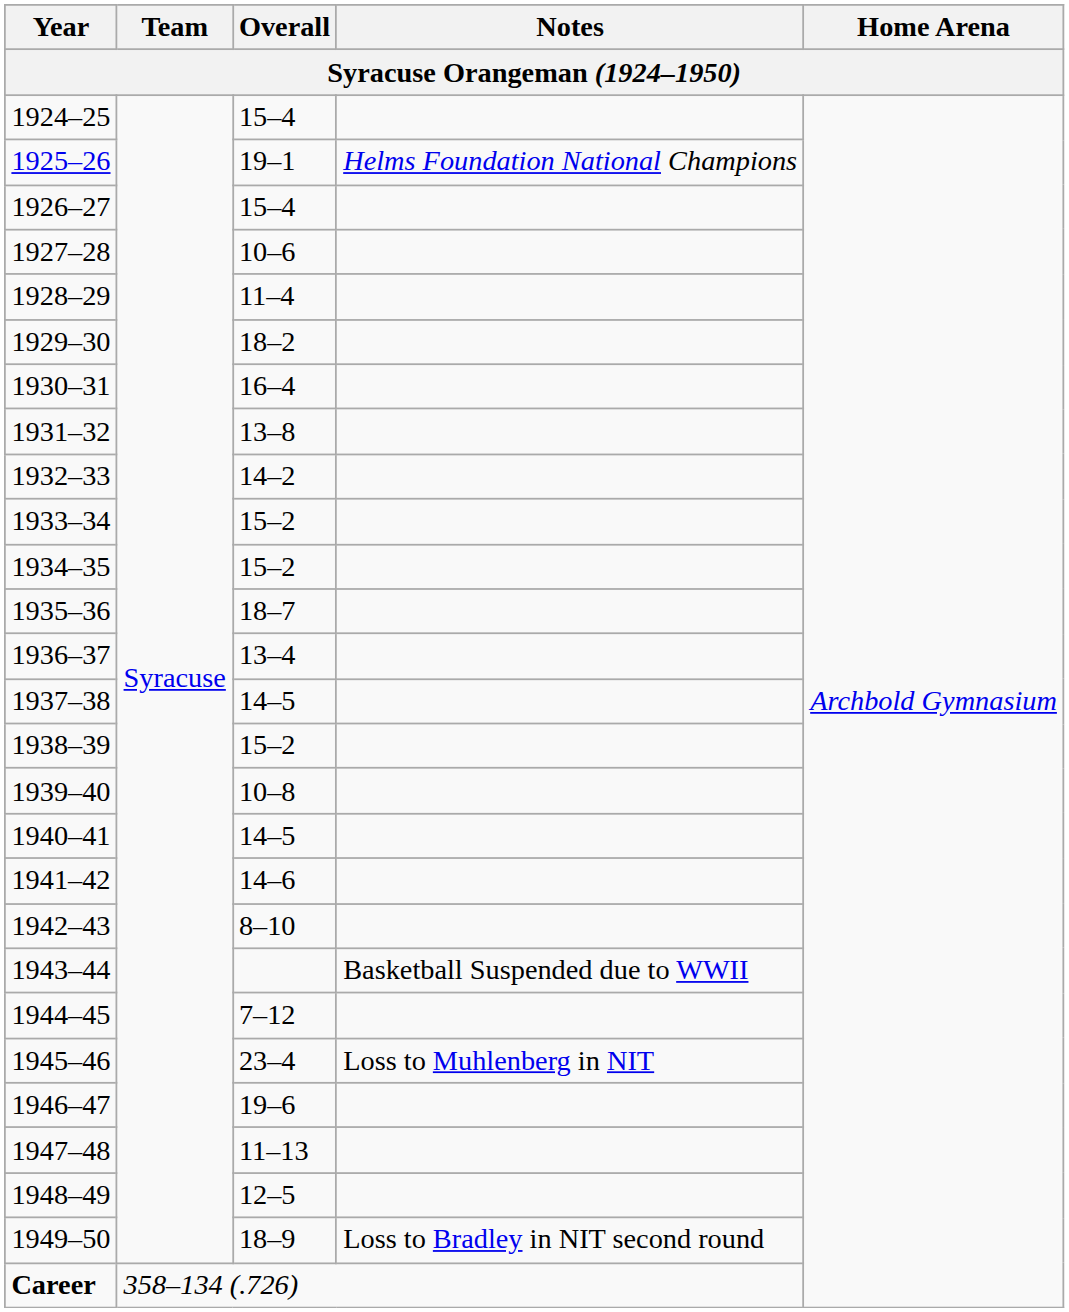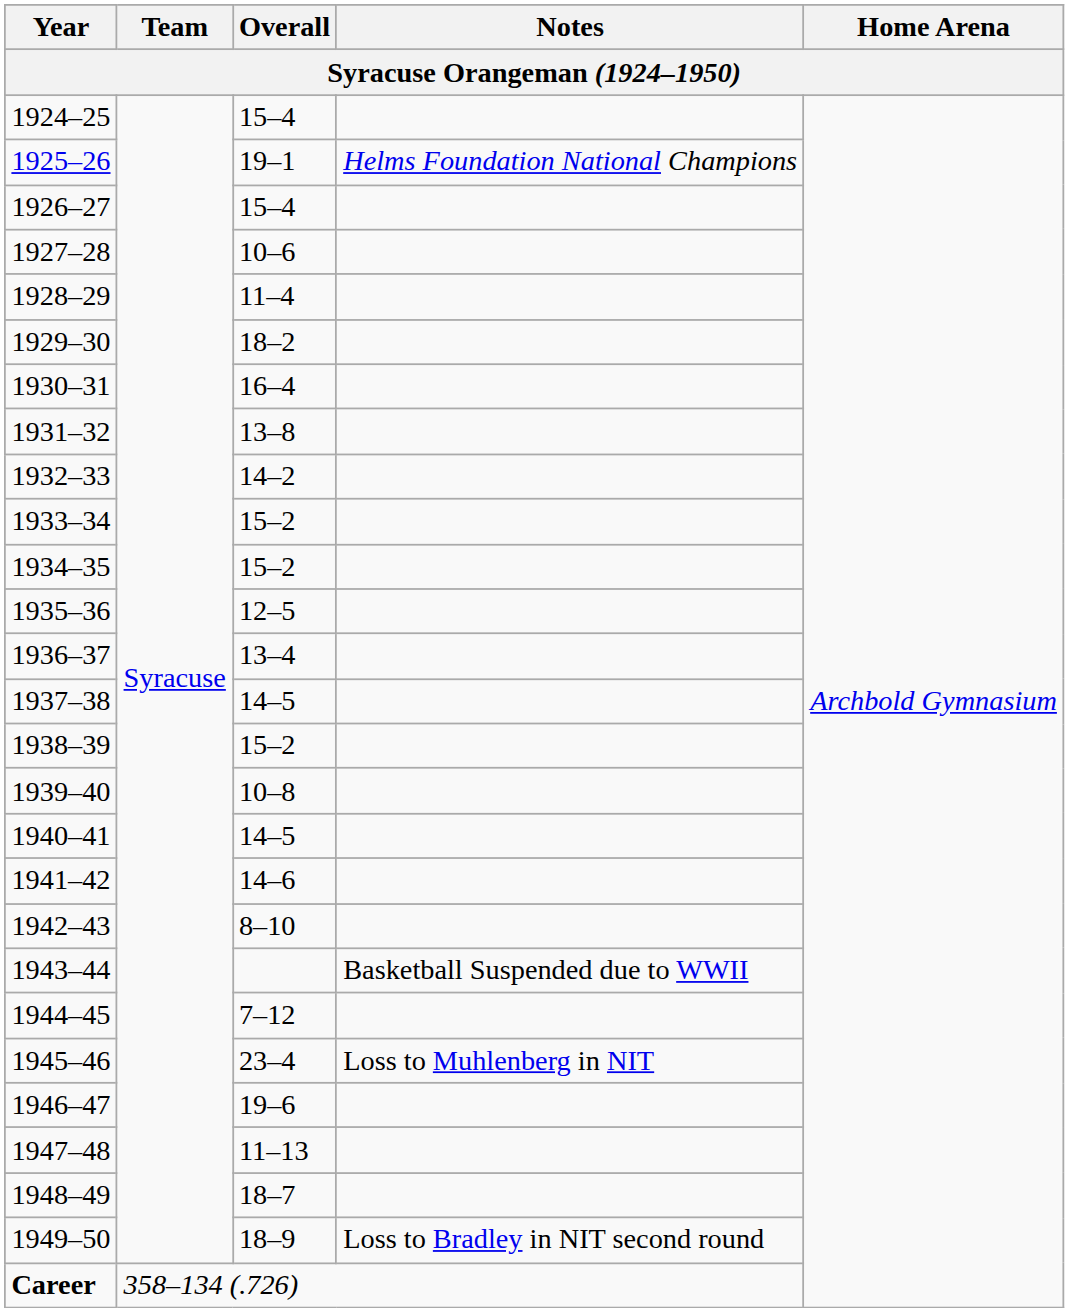(267, 610) 18–7 -> (267, 610) 12–5
(267, 1194) 12–5 -> (267, 1194) 18–7
